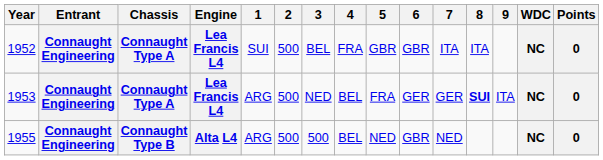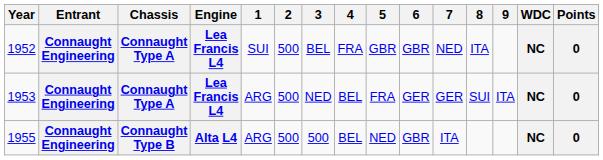(449, 49) ITA -> (449, 49) NED
(480, 97) bold -> (480, 97) normal
(449, 138) NED -> (449, 138) ITA
